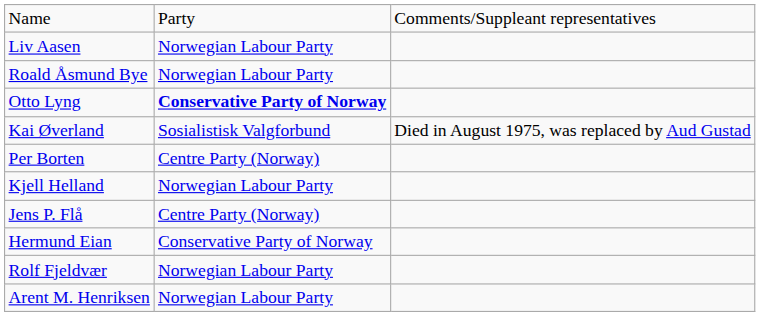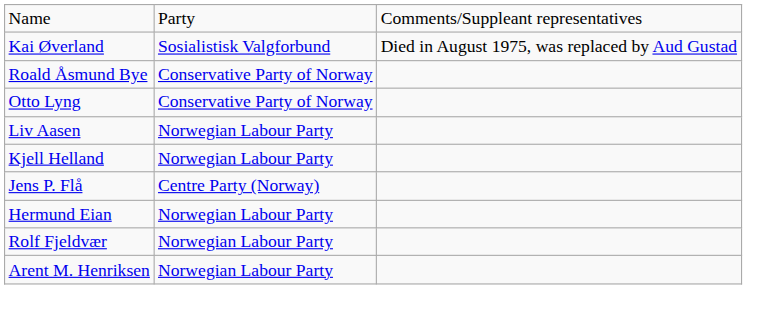rows swapped: (45, 46) <-> (56, 130)
(245, 74) Norwegian Labour Party -> (265, 74) Conservative Party of Norway
(272, 102) bold -> (265, 102) normal
- row: (46, 158)
(265, 241) Conservative Party of Norway -> (245, 213) Norwegian Labour Party
